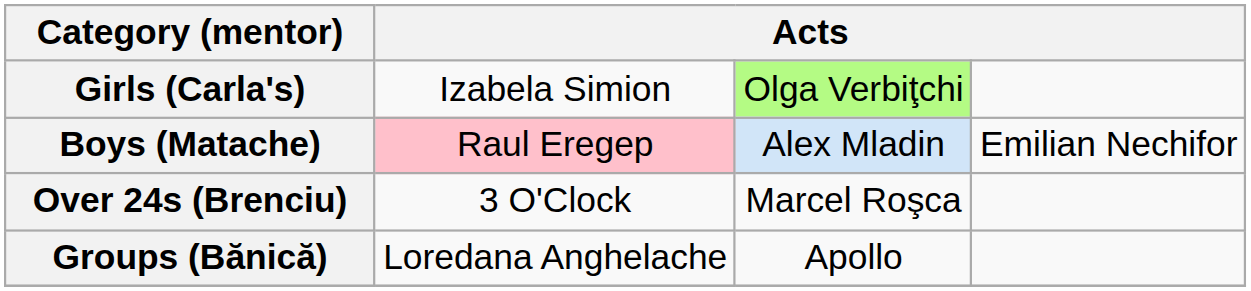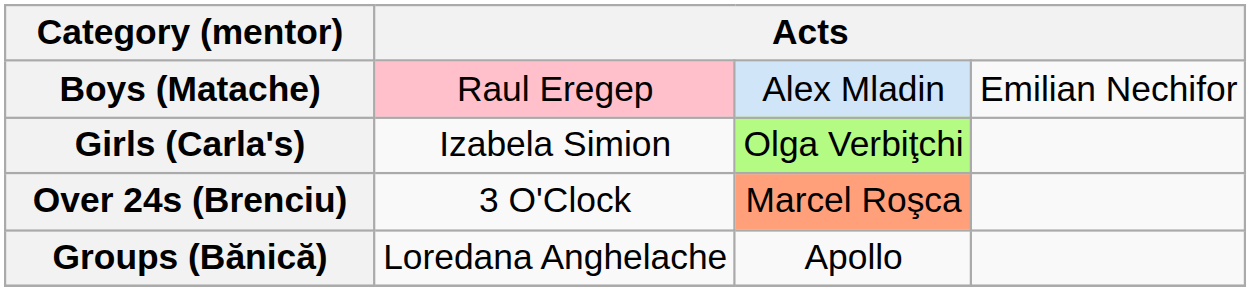rows swapped: (190, 144) <-> (190, 88)
(854, 200) no background -> (854, 200) lightsalmon background
